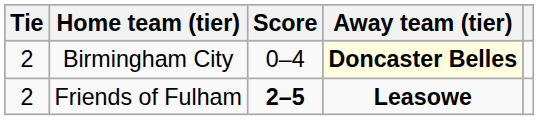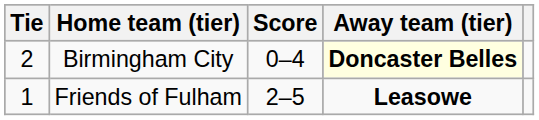(27, 96) 2 -> (27, 96) 1
(285, 96) bold -> (285, 96) normal
